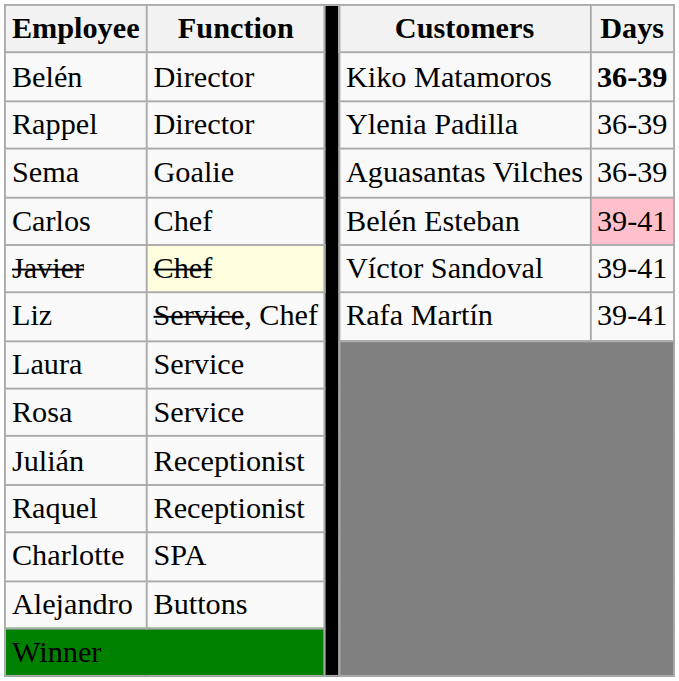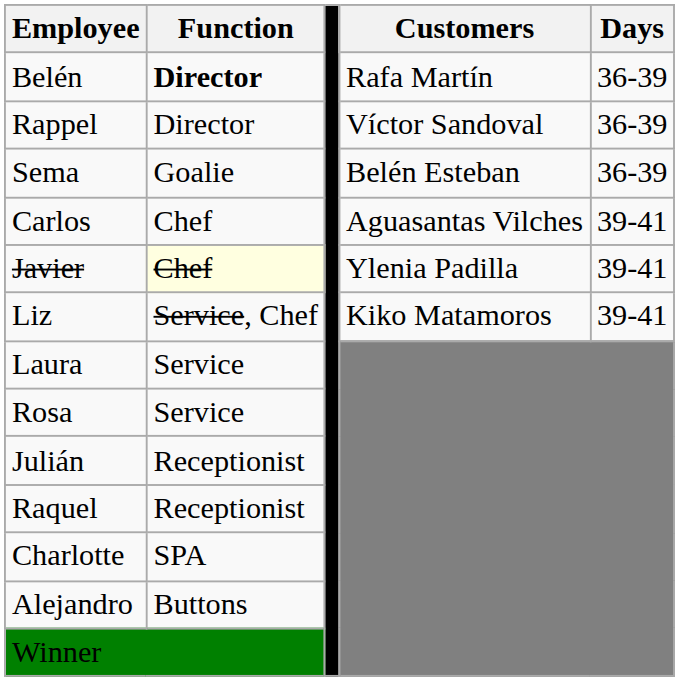(204, 76) normal -> (208, 76) bold
(449, 76) Kiko Matamoros -> (419, 76) Rafa Martín
(632, 76) bold -> (632, 76) normal
(432, 124) Ylenia Padilla -> (445, 124) Víctor Sandoval
(464, 172) Aguasantas Vilches -> (433, 172) Belén Esteban
(433, 220) Belén Esteban -> (464, 220) Aguasantas Vilches
(632, 220) pink background -> (632, 220) no background
(445, 268) Víctor Sandoval -> (432, 268) Ylenia Padilla
(419, 316) Rafa Martín -> (449, 316) Kiko Matamoros
